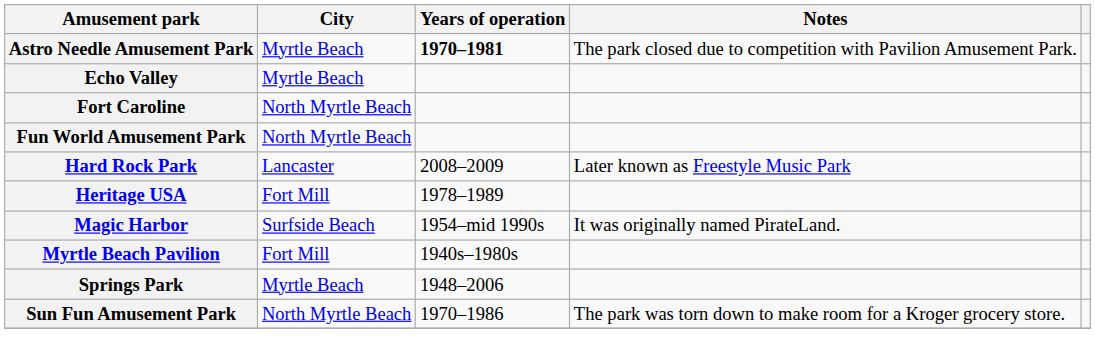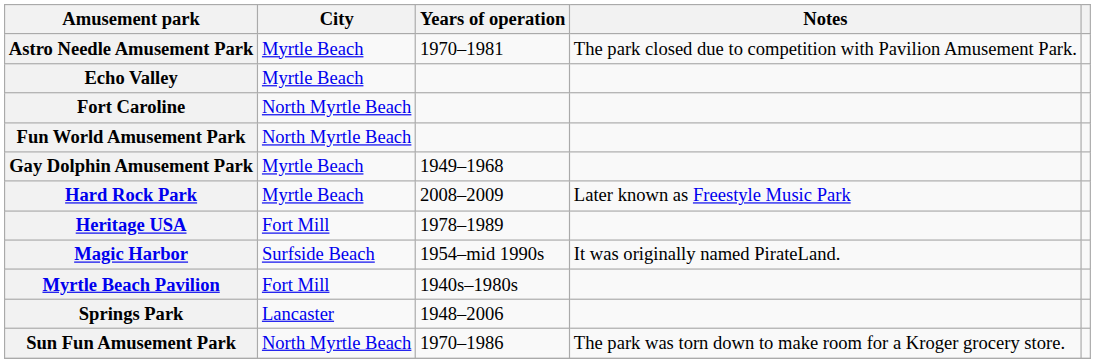(462, 48) bold -> (462, 48) normal
+ row: (131, 166)
(298, 166) Lancaster -> (313, 195) Myrtle Beach
(313, 284) Myrtle Beach -> (298, 313) Lancaster
